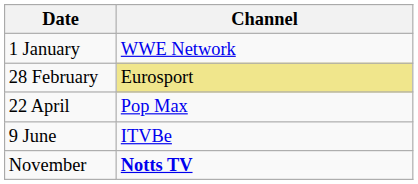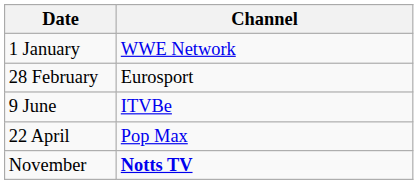(157, 77) khaki background -> (157, 77) no background
rows swapped: (39, 106) <-> (33, 135)
